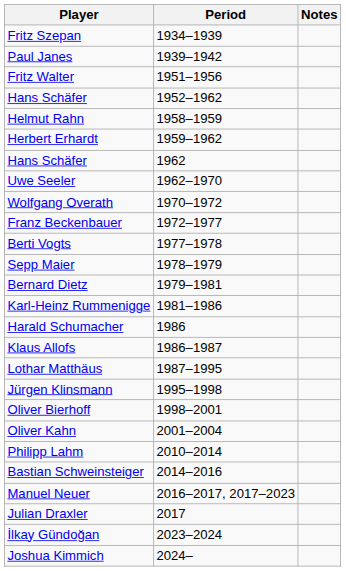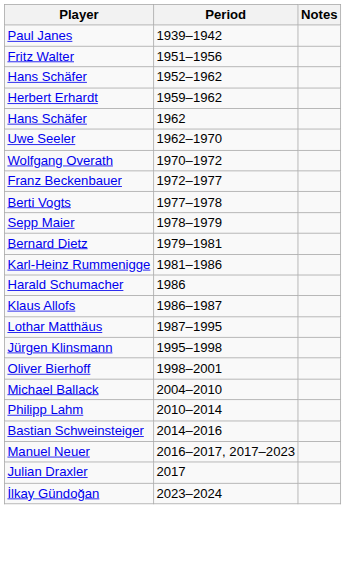- row: (44, 35)
- row: (46, 118)
- row: (42, 431)
+ row: (53, 389)
- row: (56, 555)
